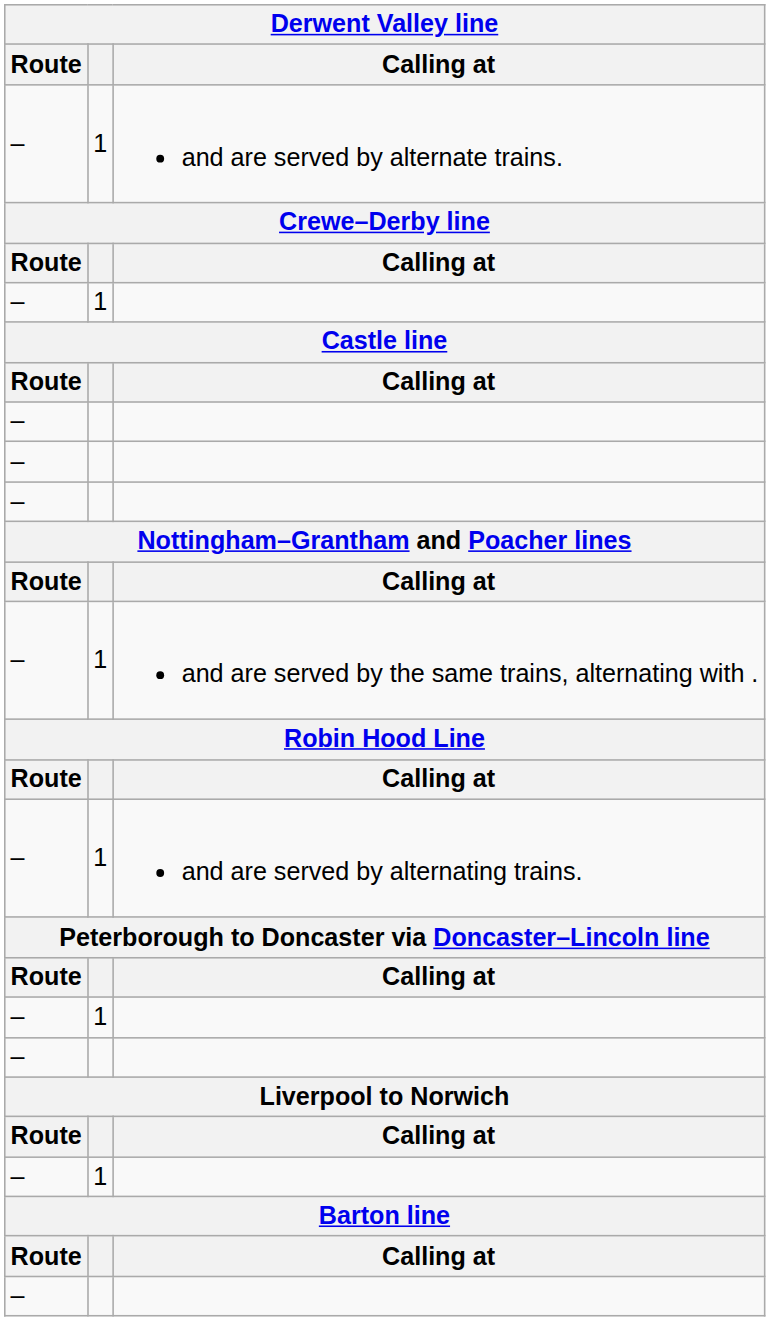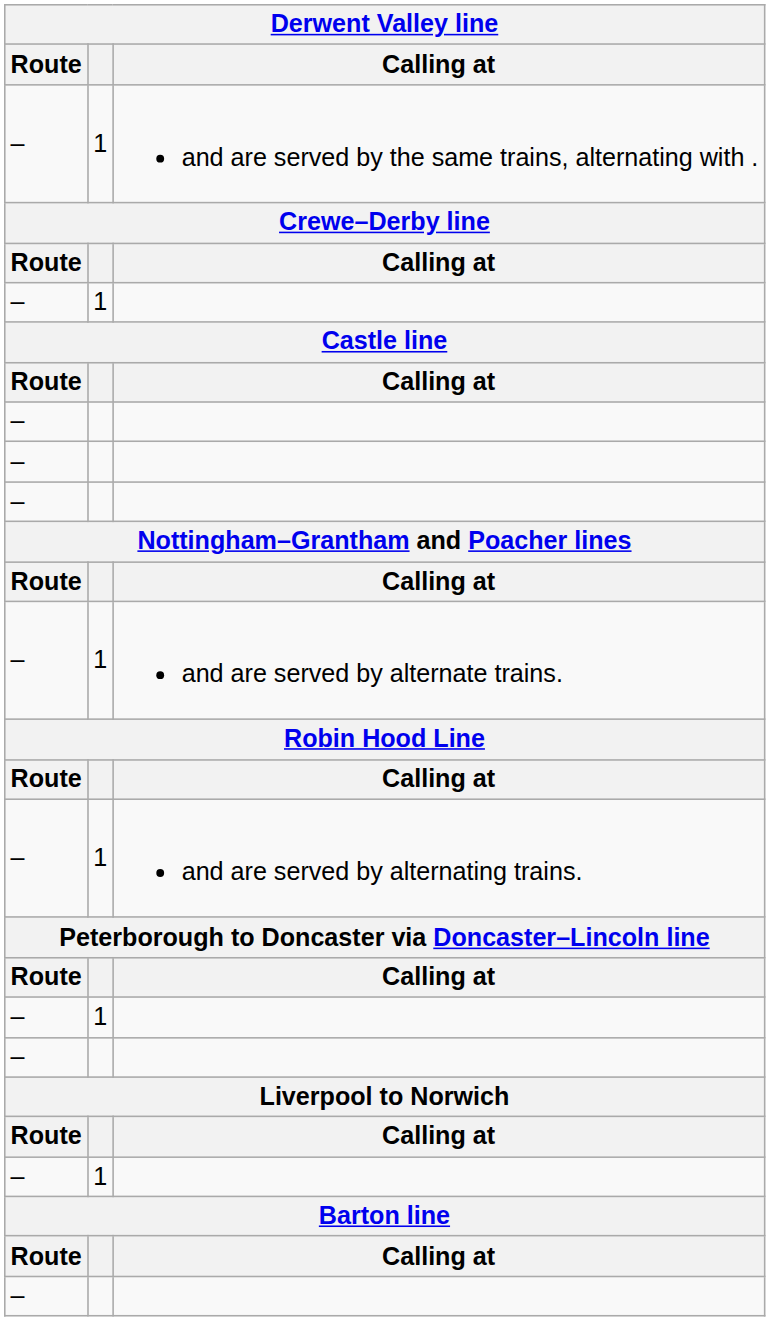rows swapped: (100, 143) <-> (100, 660)
